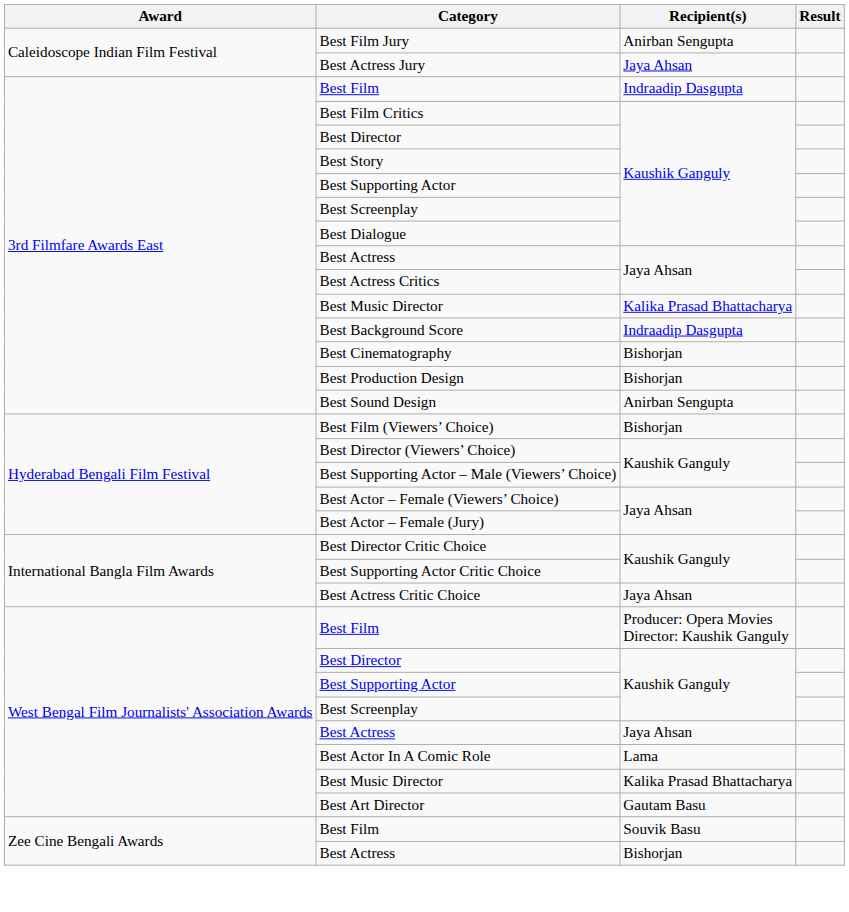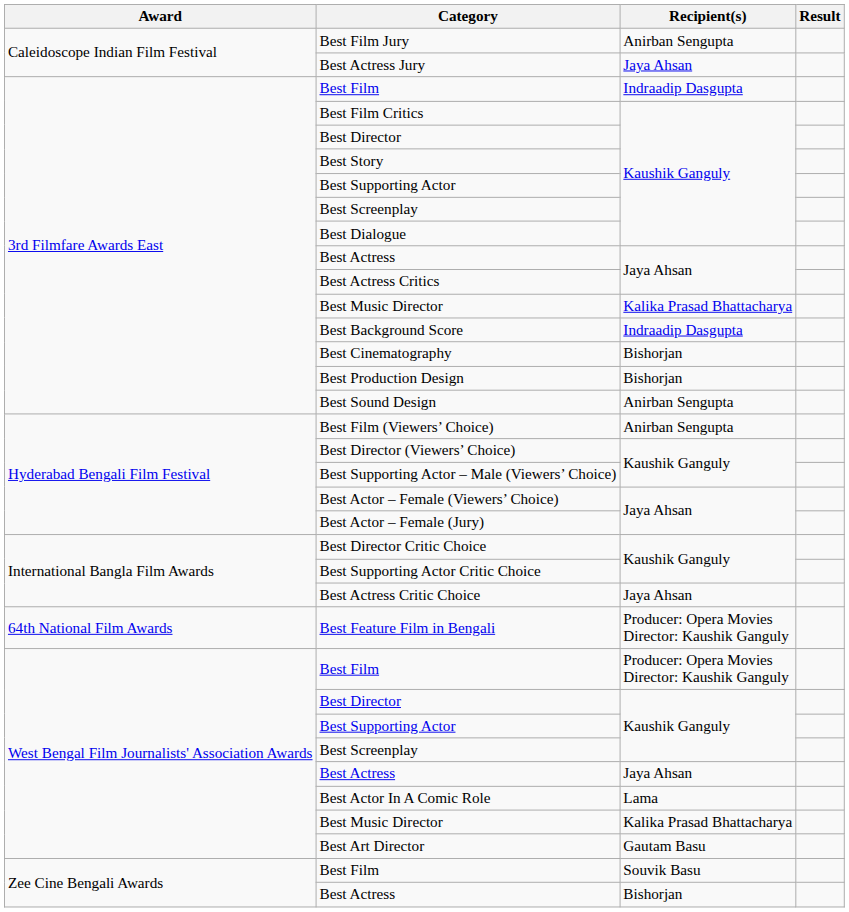(653, 426) Bishorjan -> (678, 426) Anirban Sengupta
+ row: (90, 627)
